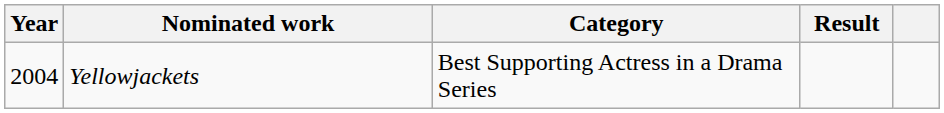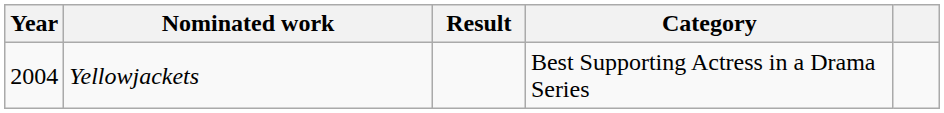columns swapped: (616, 23) <-> (847, 23)
